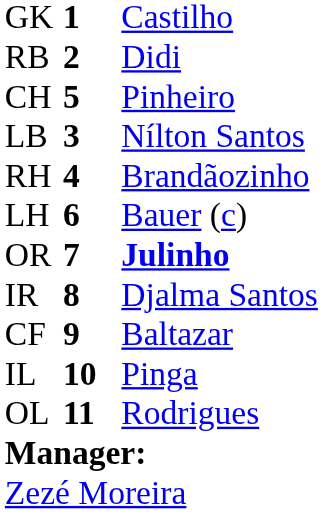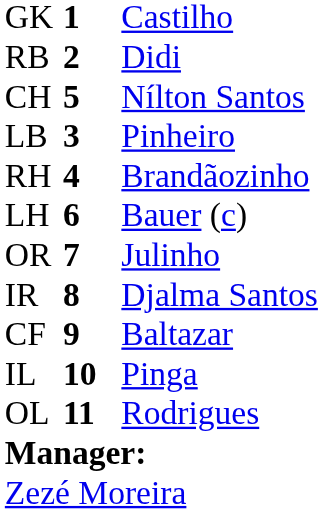(178, 96) Pinheiro -> (213, 96) Nílton Santos
(213, 135) Nílton Santos -> (178, 135) Pinheiro
(175, 254) bold -> (171, 254) normal
